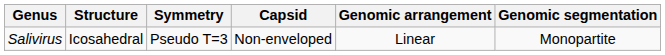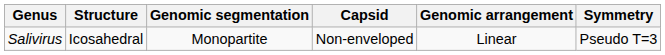columns swapped: (189, 15) <-> (578, 15)
